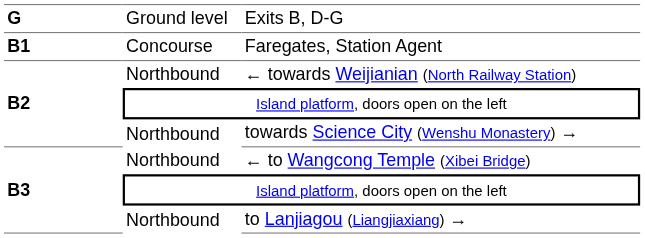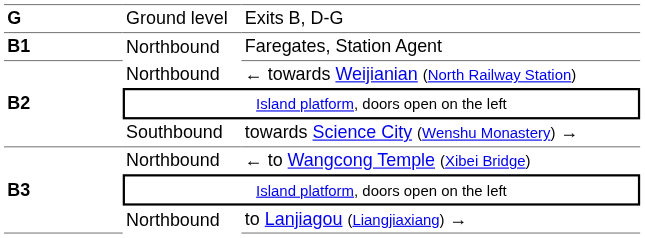(169, 46) Concourse -> (173, 47) Northbound
(173, 133) Northbound -> (174, 132) Southbound
